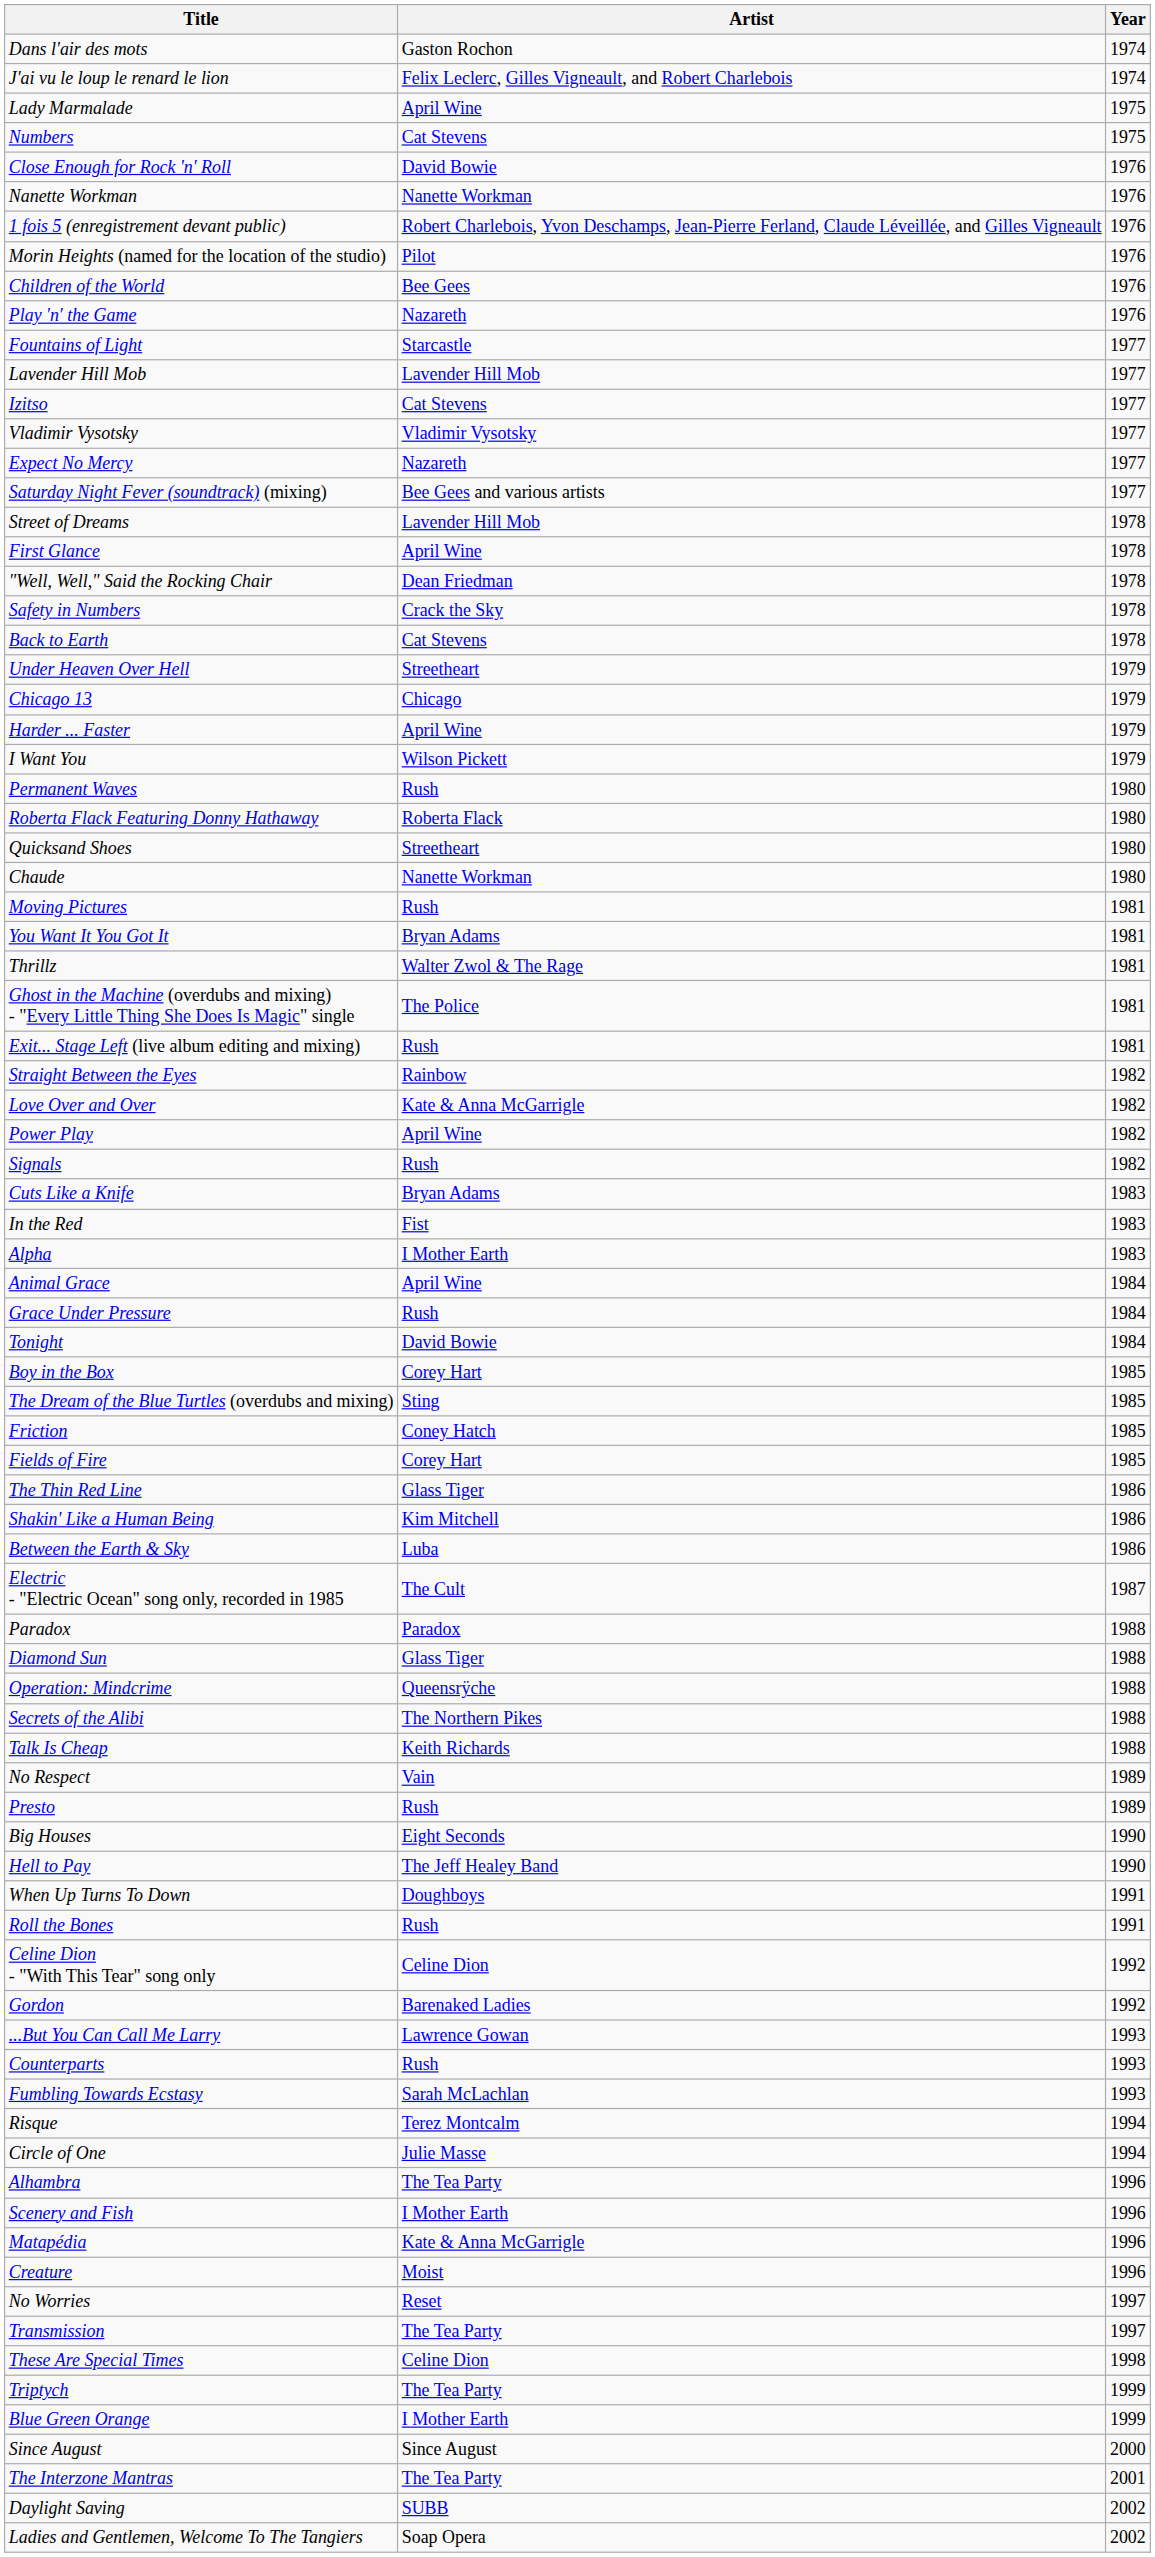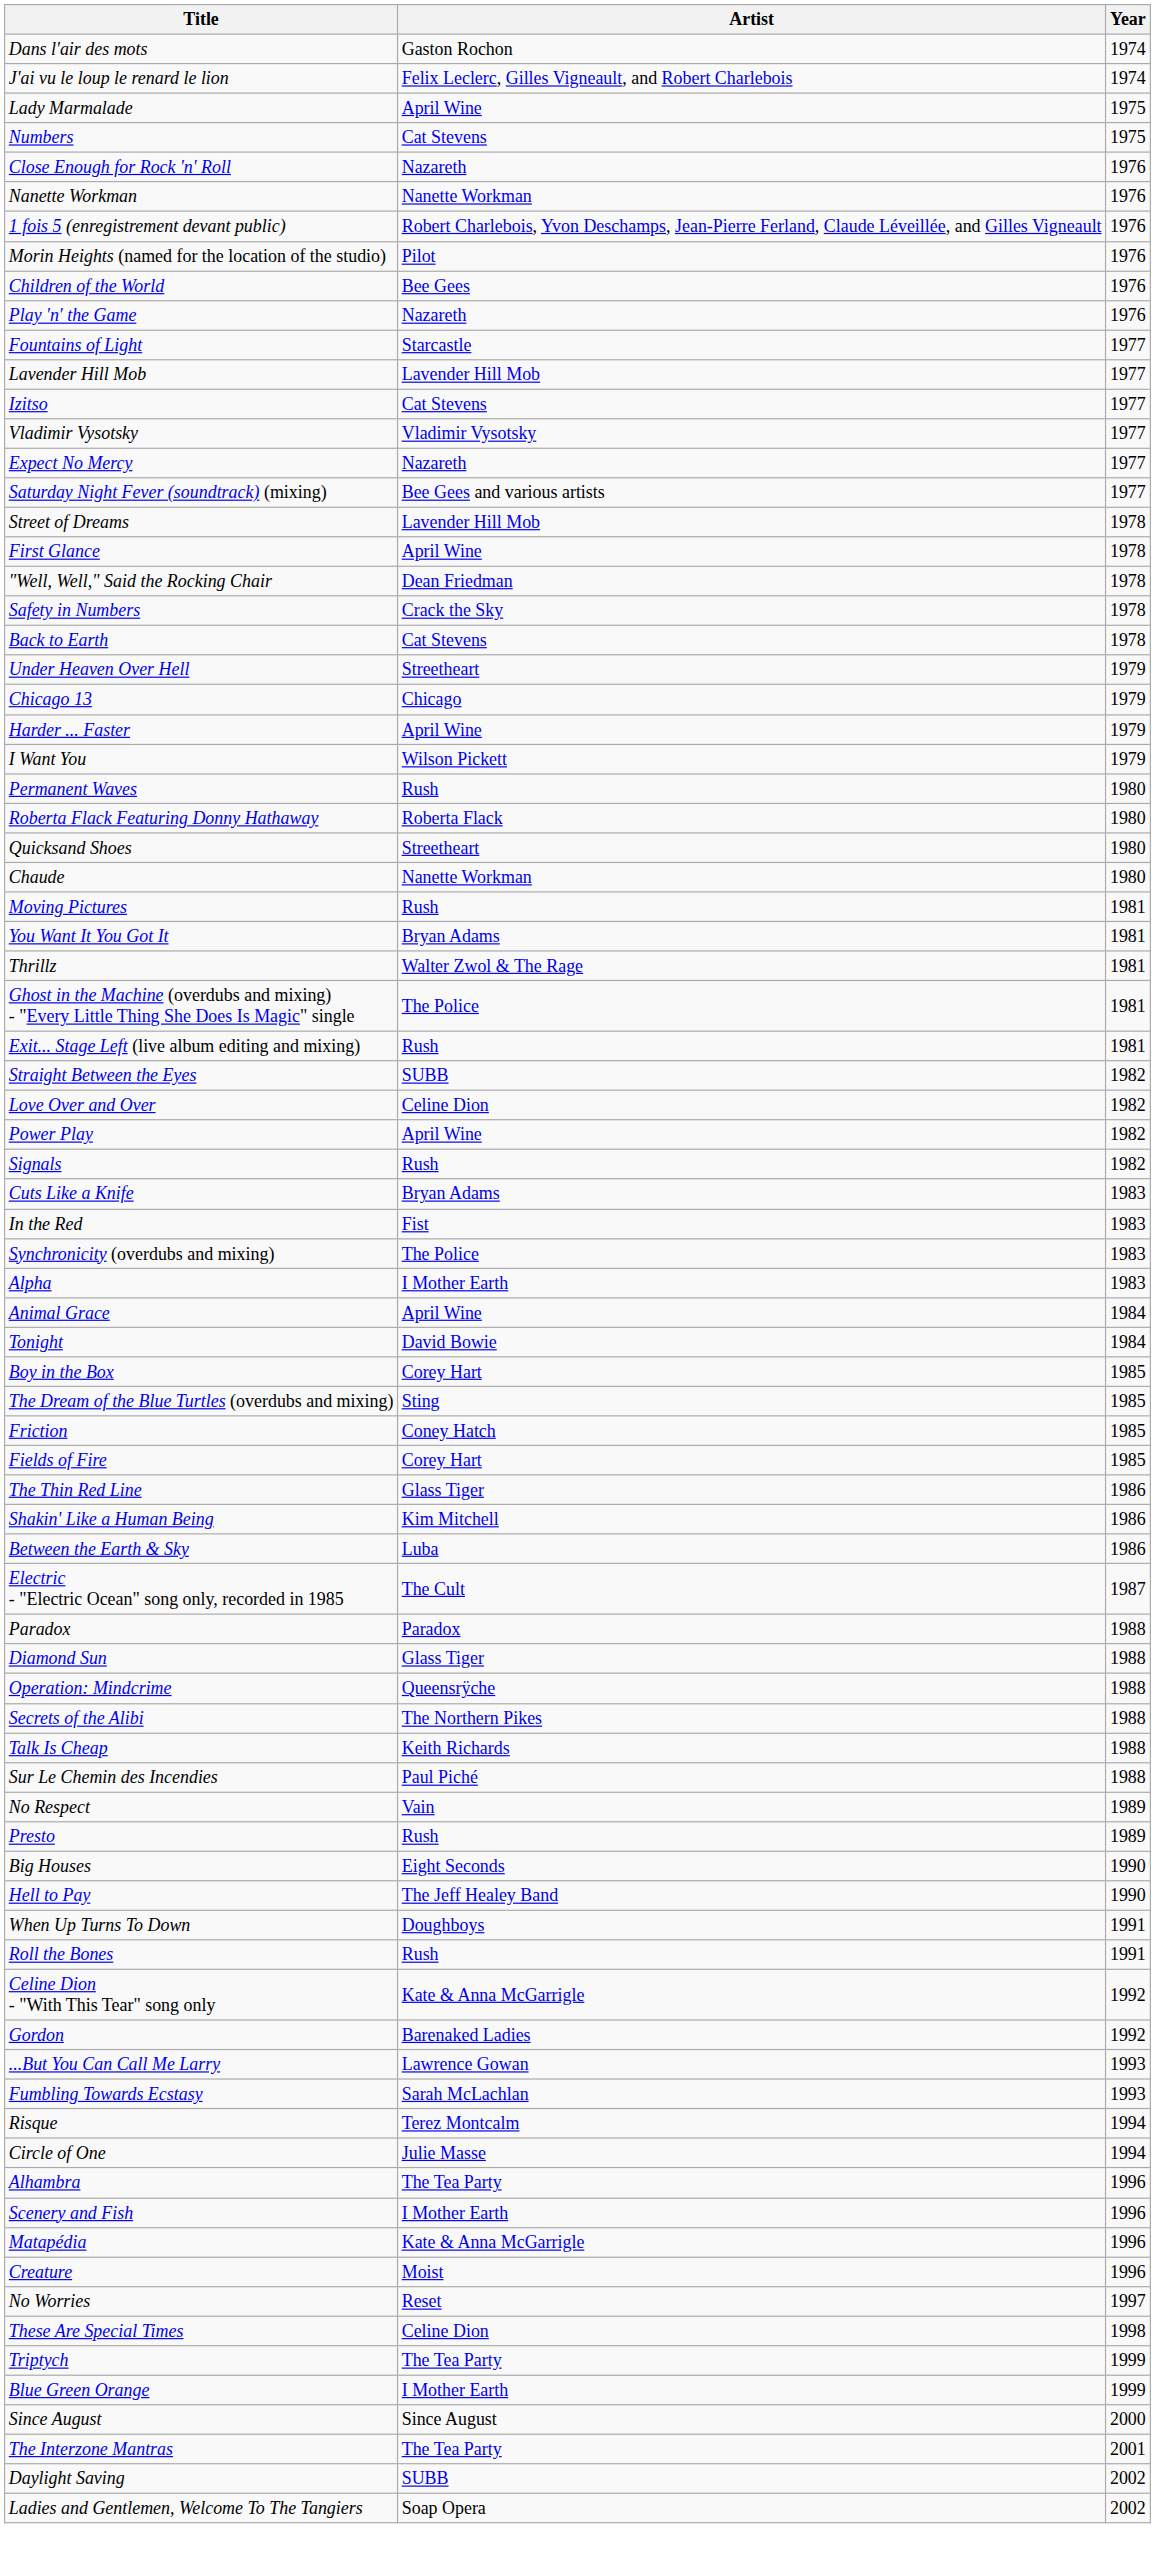(449, 167) David Bowie -> (434, 167) Nazareth
(434, 1075) Rainbow -> (425, 1075) SUBB
(493, 1105) Kate & Anna McGarrigle -> (445, 1105) Celine Dion
+ row: (142, 1253)
- row: (90, 1312)
+ row: (113, 1777)
(445, 1965) Celine Dion -> (493, 1994) Kate & Anna McGarrigle
- row: (57, 2064)
- row: (57, 2330)
